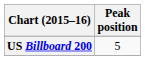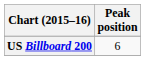(117, 45) 5 -> (117, 45) 6
